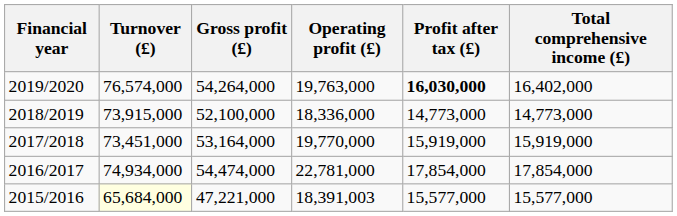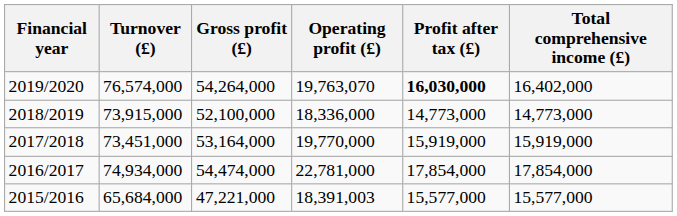(335, 85) 19,763,000 -> (335, 85) 19,763,070
(143, 197) lightyellow background -> (143, 197) no background
